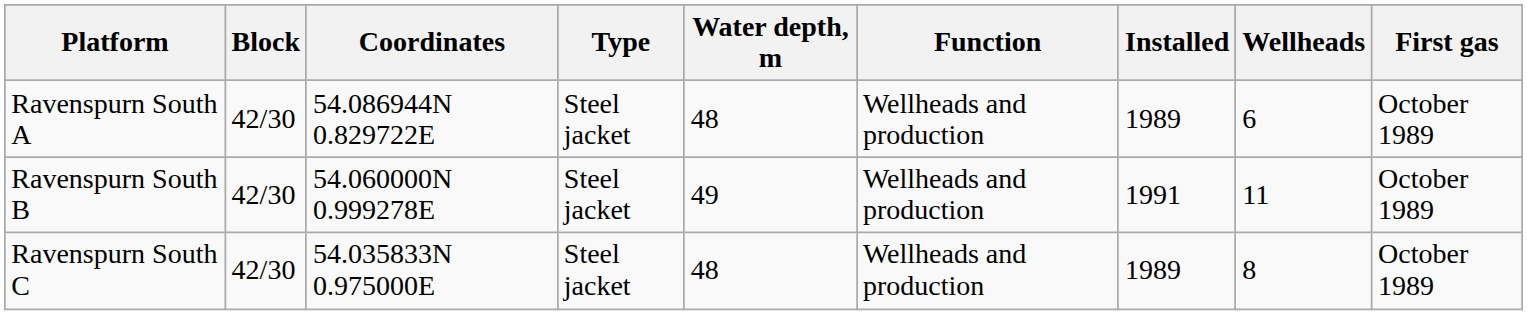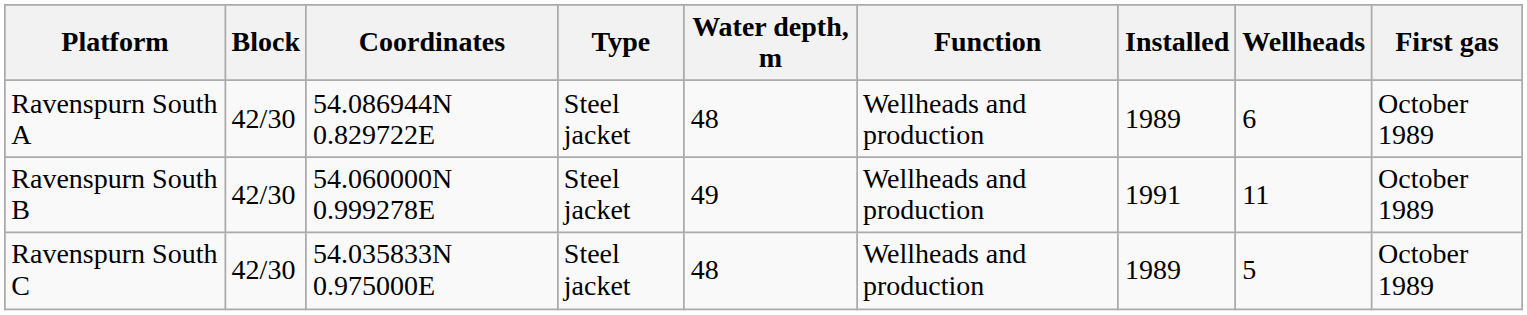(1249, 270) 8 -> (1249, 270) 5
